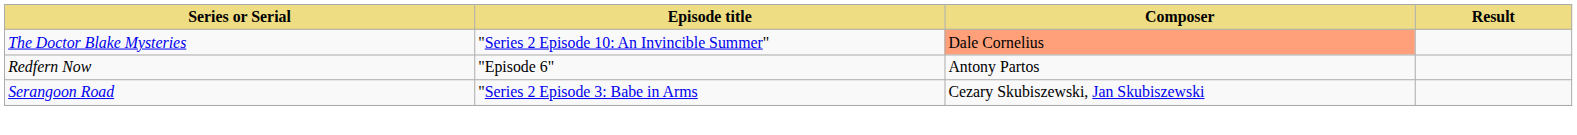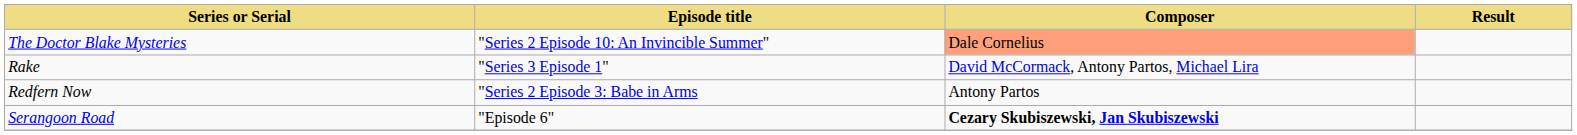+ row: (24, 67)
(516, 67) "Episode 6" -> (588, 92) "Series 2 Episode 3: Babe in Arms
(588, 92) "Series 2 Episode 3: Babe in Arms -> (516, 117) "Episode 6"
(1076, 92) normal -> (1084, 117) bold
